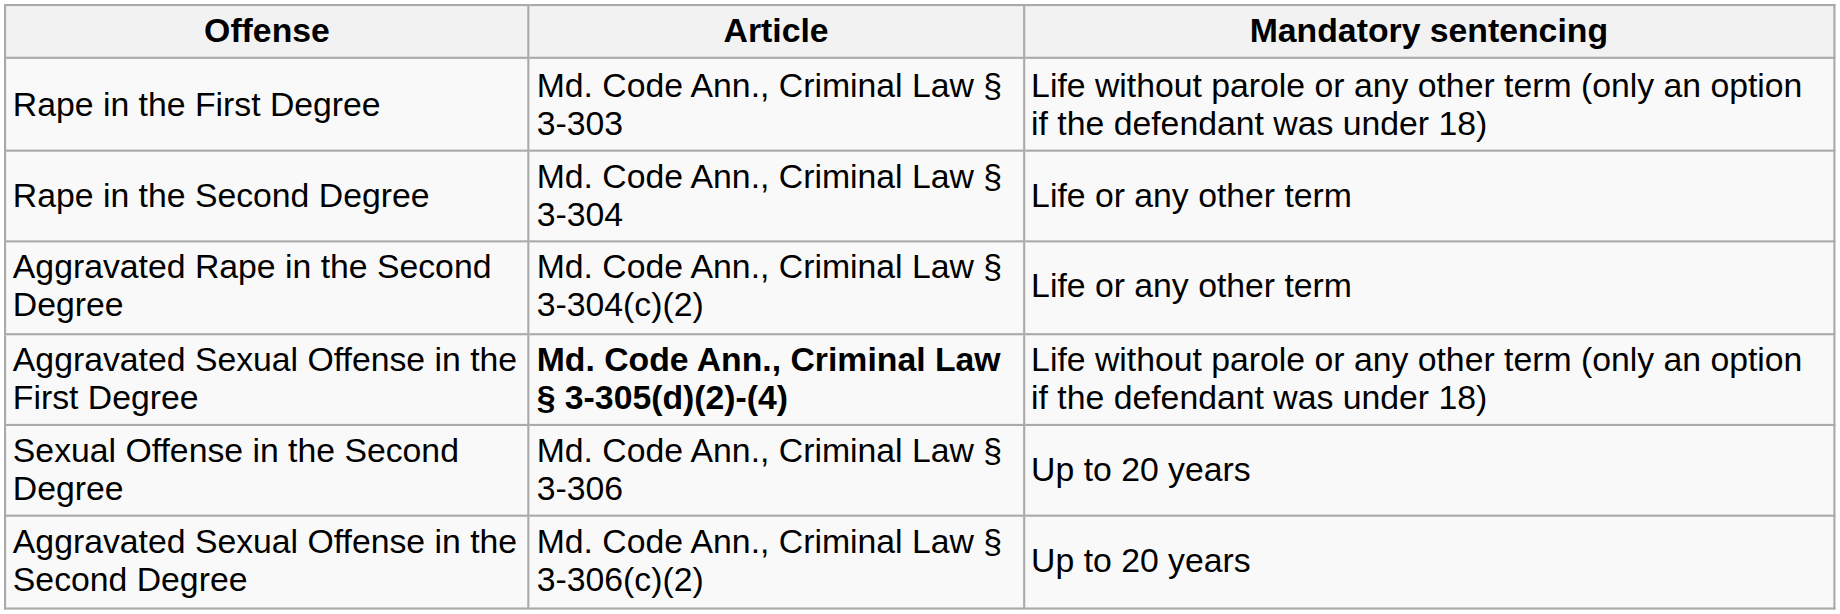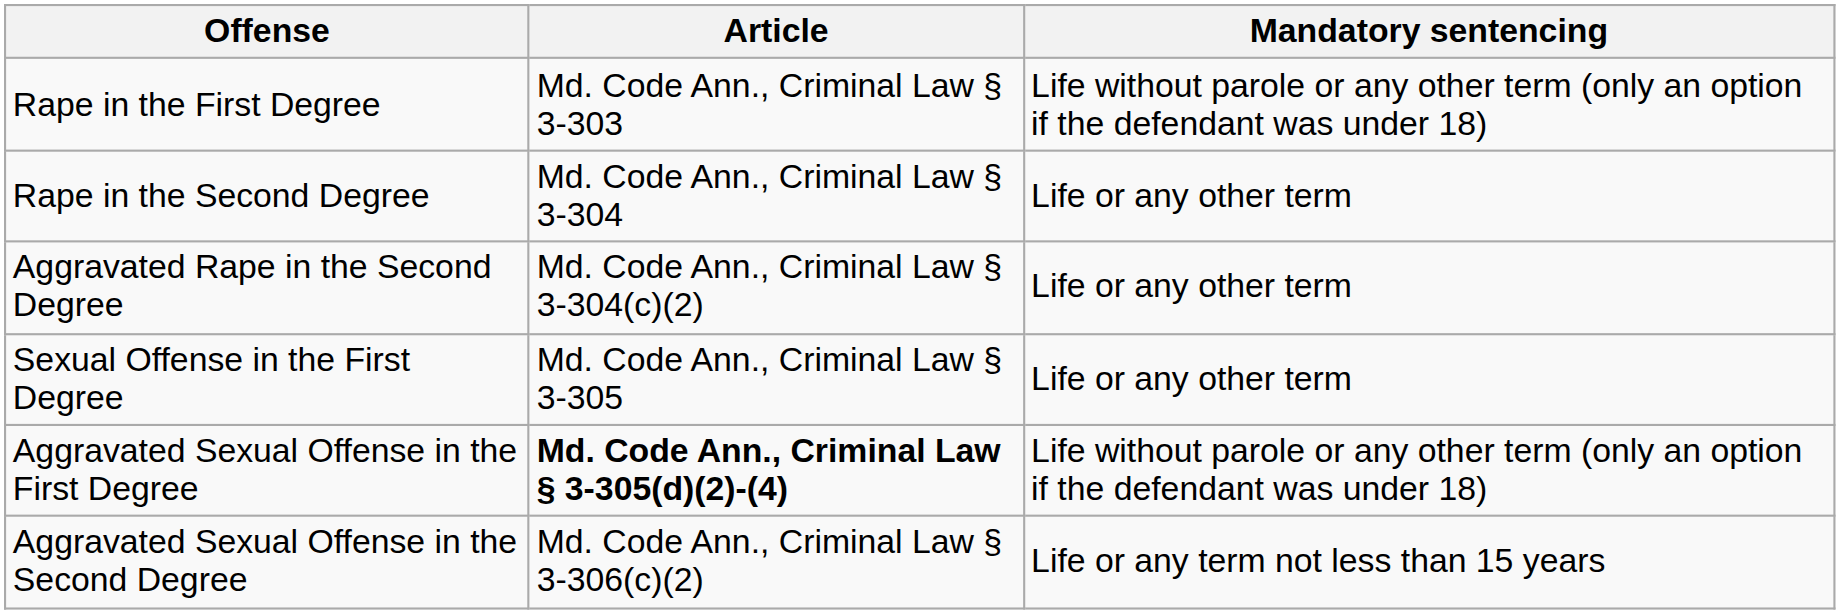+ row: (211, 378)
- row: (236, 469)
(1141, 561) Up to 20 years -> (1318, 561) Life or any term not less than 15 years
